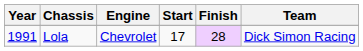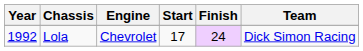(22, 36) 1991 -> (22, 36) 1992
(218, 36) 28 -> (218, 36) 24
